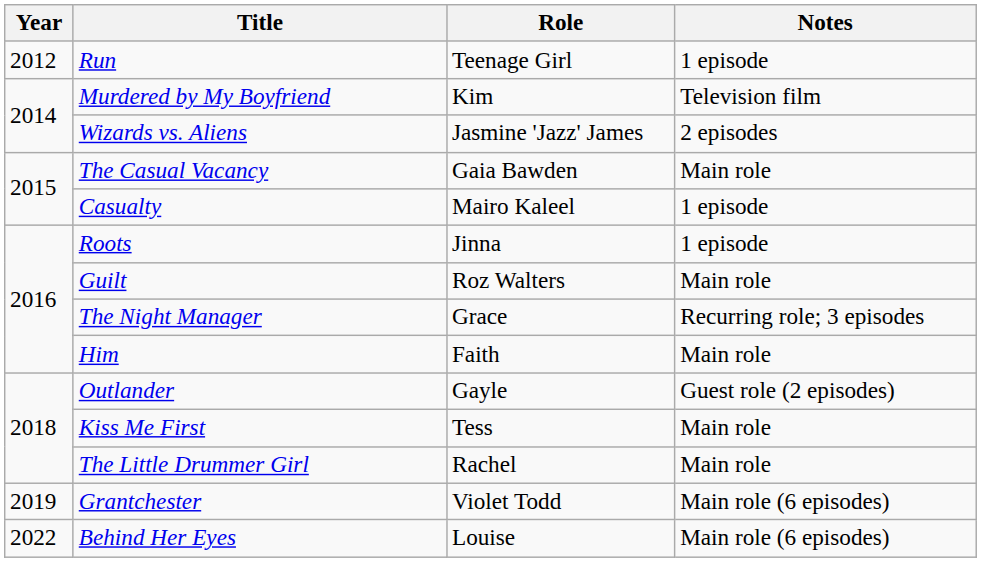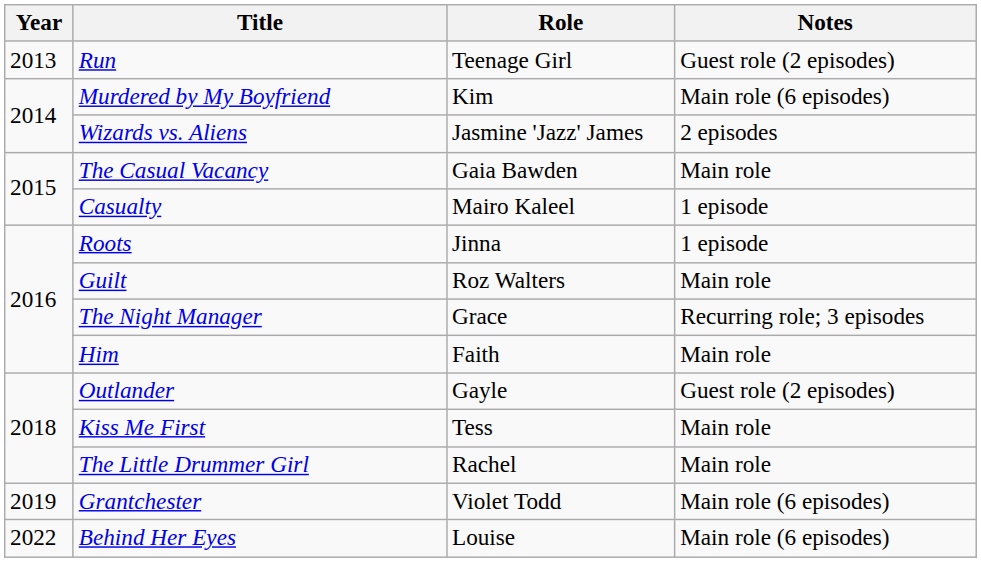(33, 59) 2012 -> (33, 59) 2013
(724, 59) 1 episode -> (787, 59) Guest role (2 episodes)
(751, 96) Television film -> (785, 96) Main role (6 episodes)
